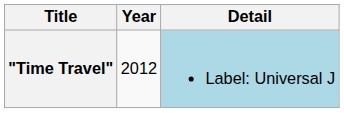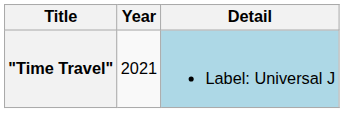(139, 68) 2012 -> (139, 68) 2021
